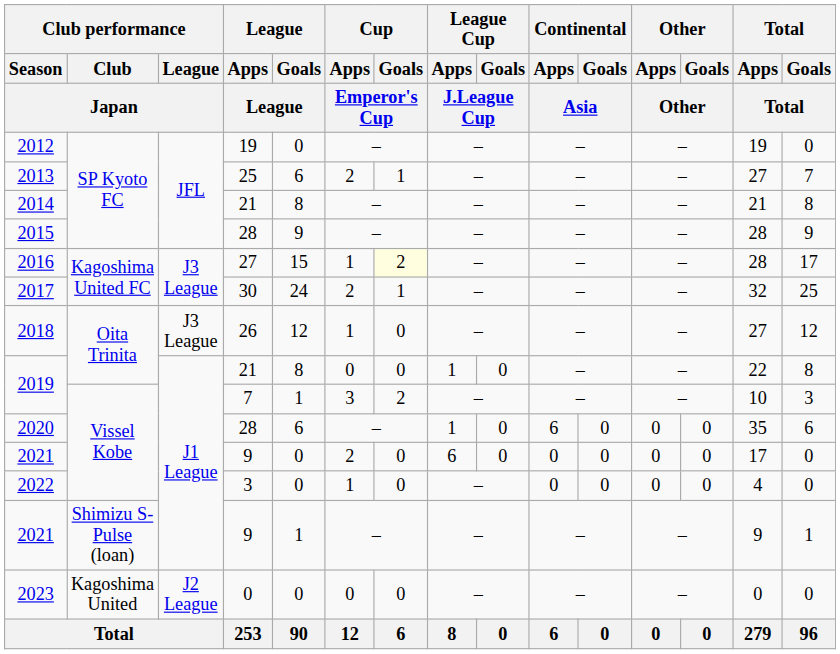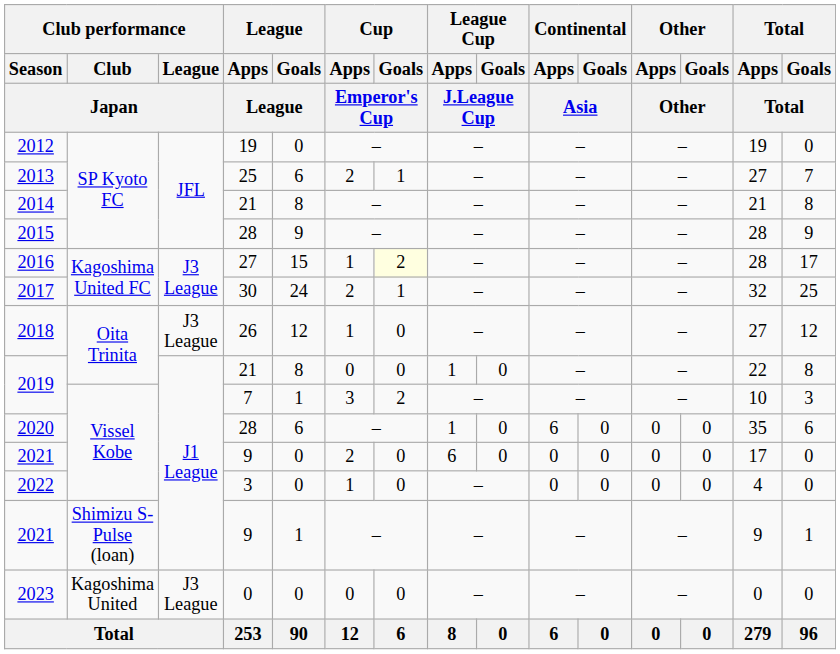(191, 594) J2 League -> (191, 594) J3 League
